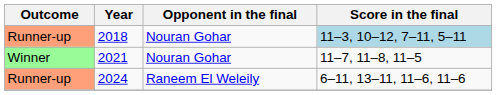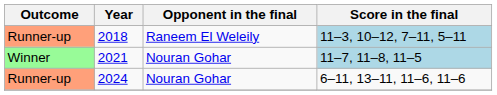(188, 36) Nouran Gohar -> (203, 36) Raneem El Weleily
(371, 57) no background -> (371, 57) lightblue background
(203, 79) Raneem El Weleily -> (188, 79) Nouran Gohar
